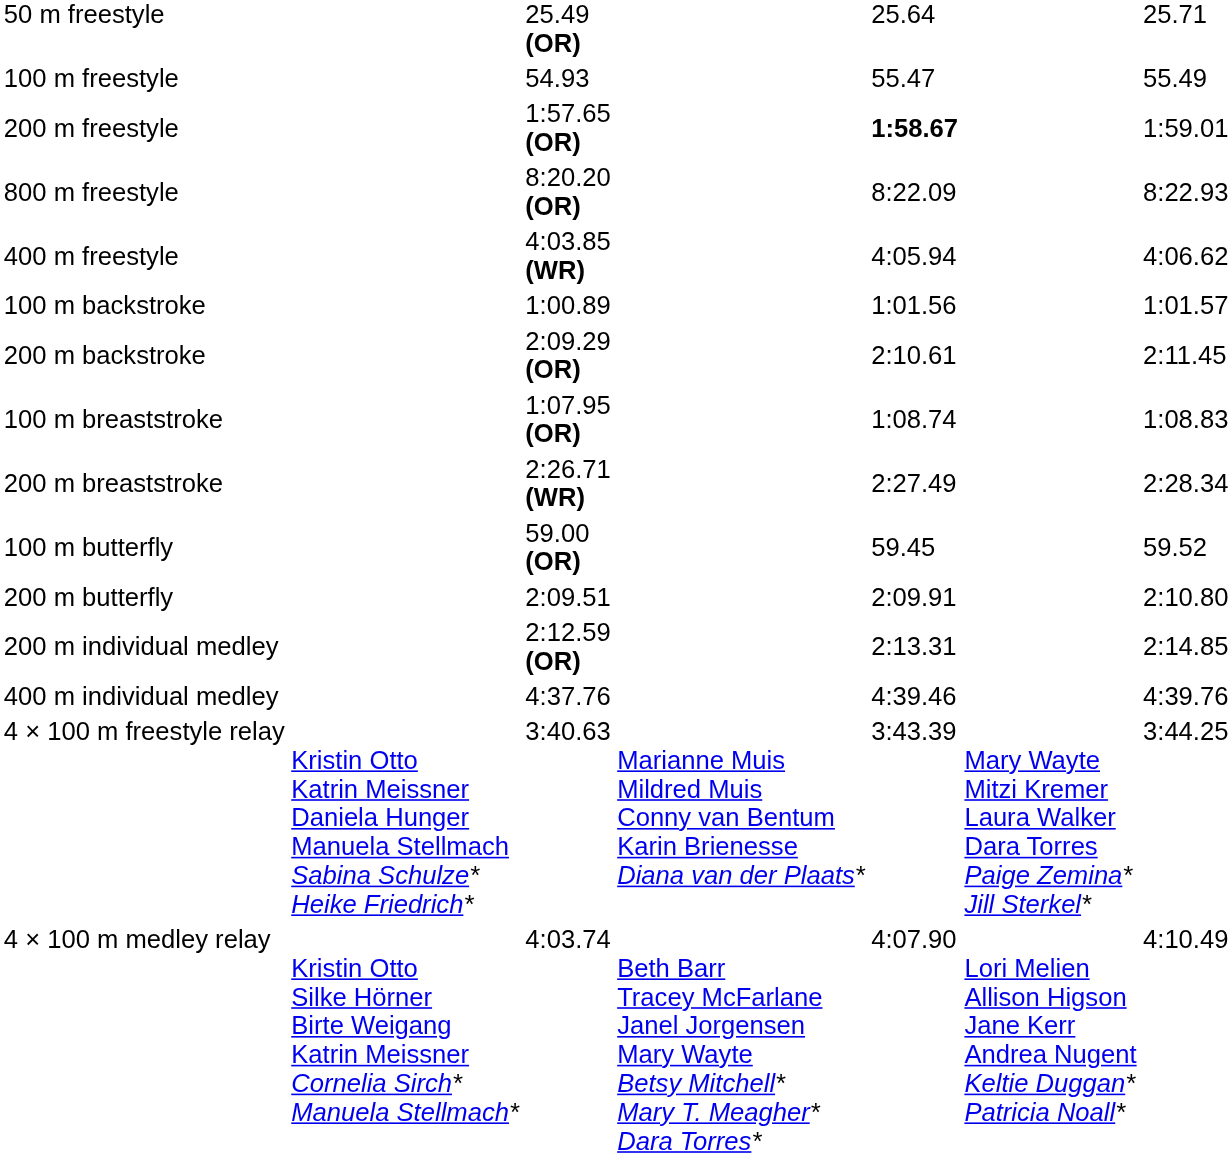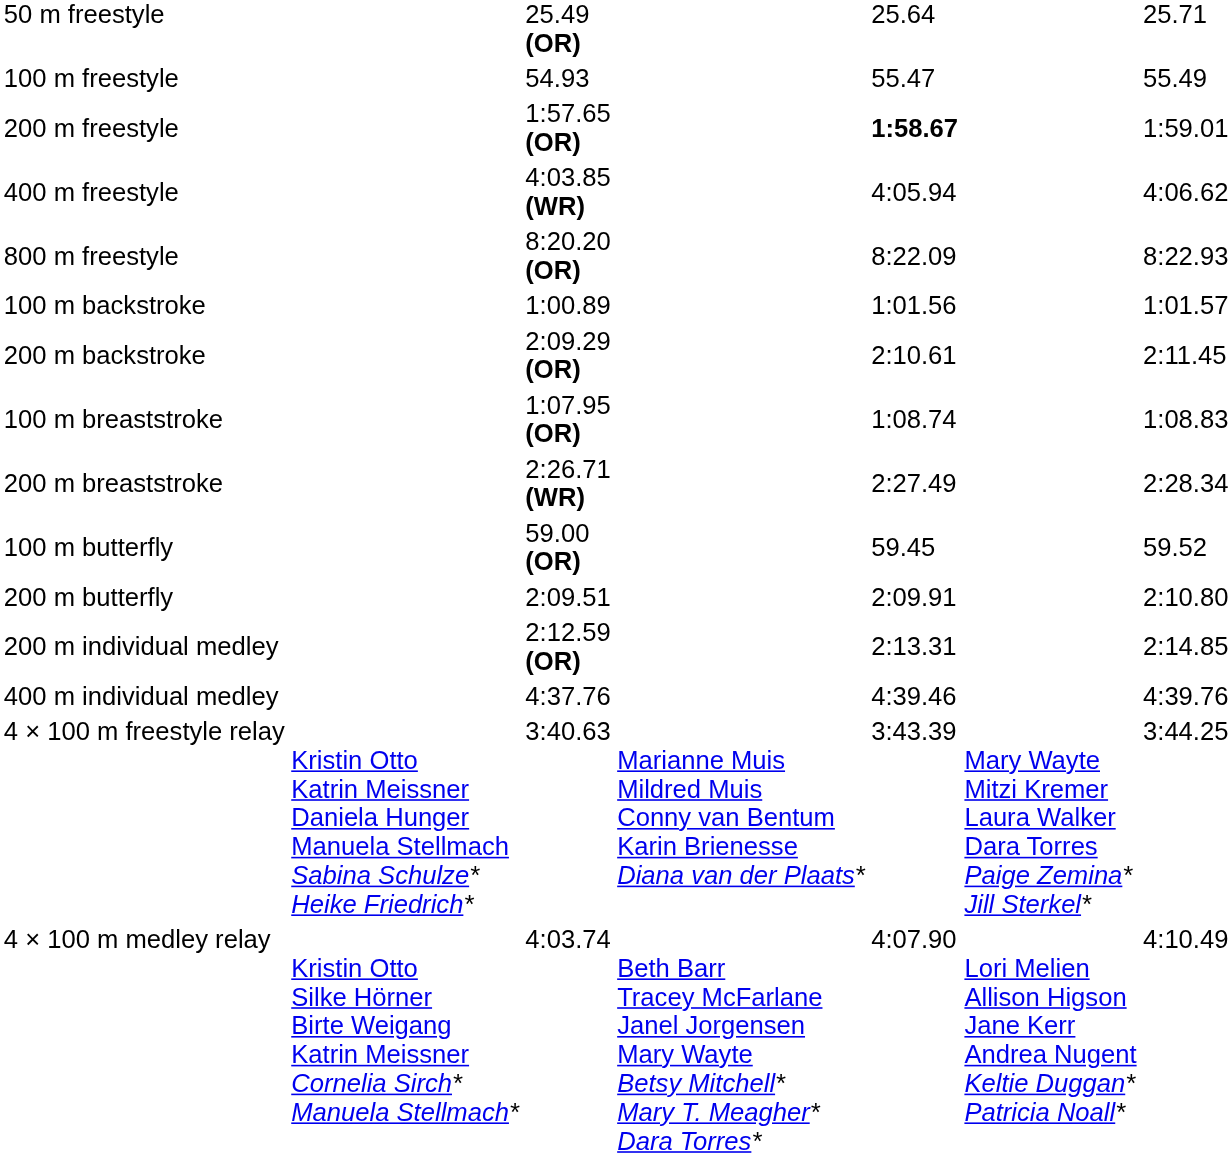rows swapped: (91, 256) <-> (91, 192)
